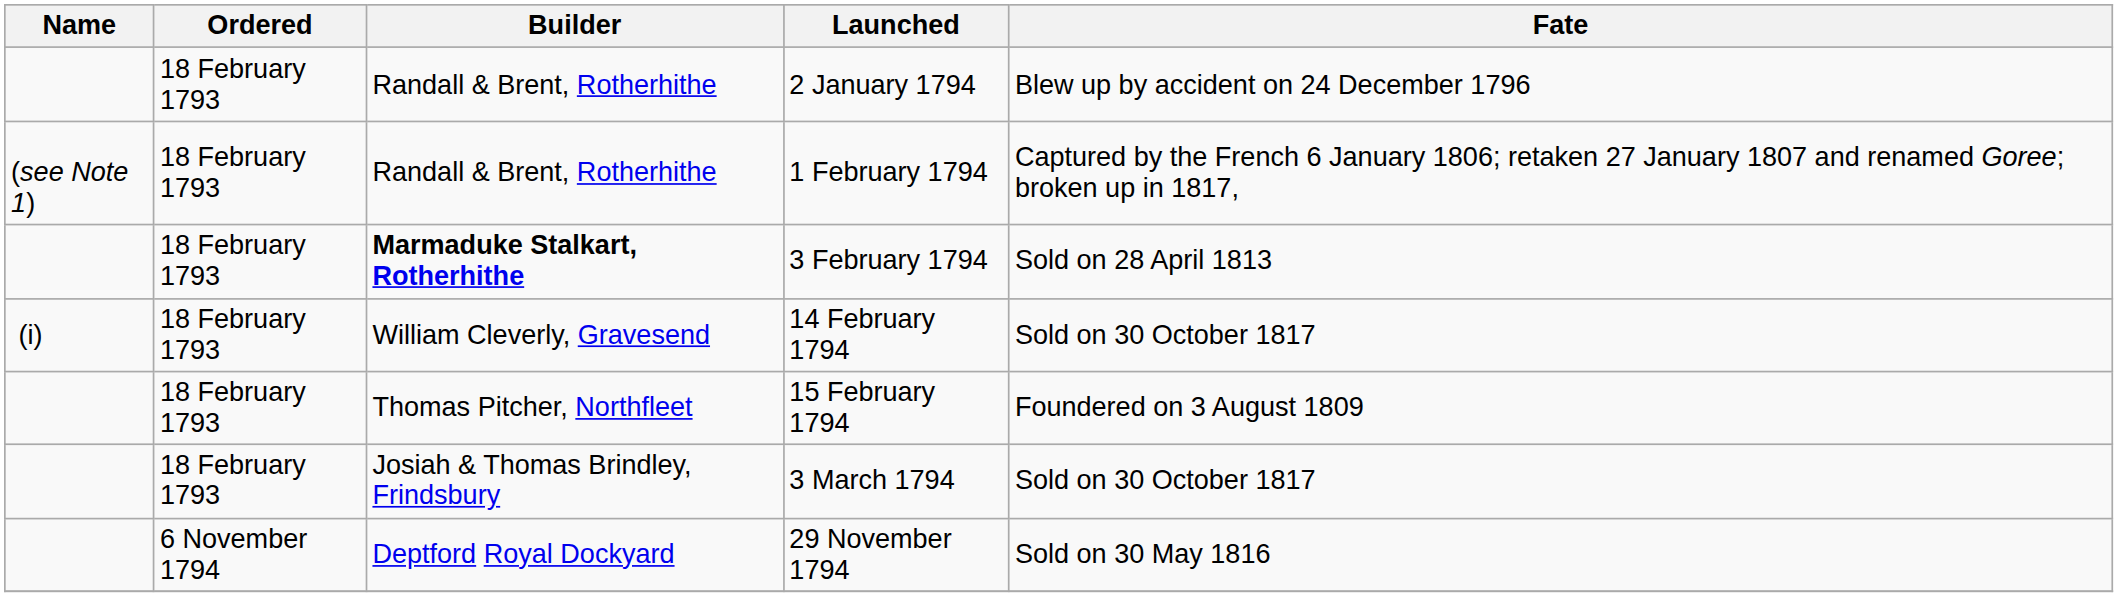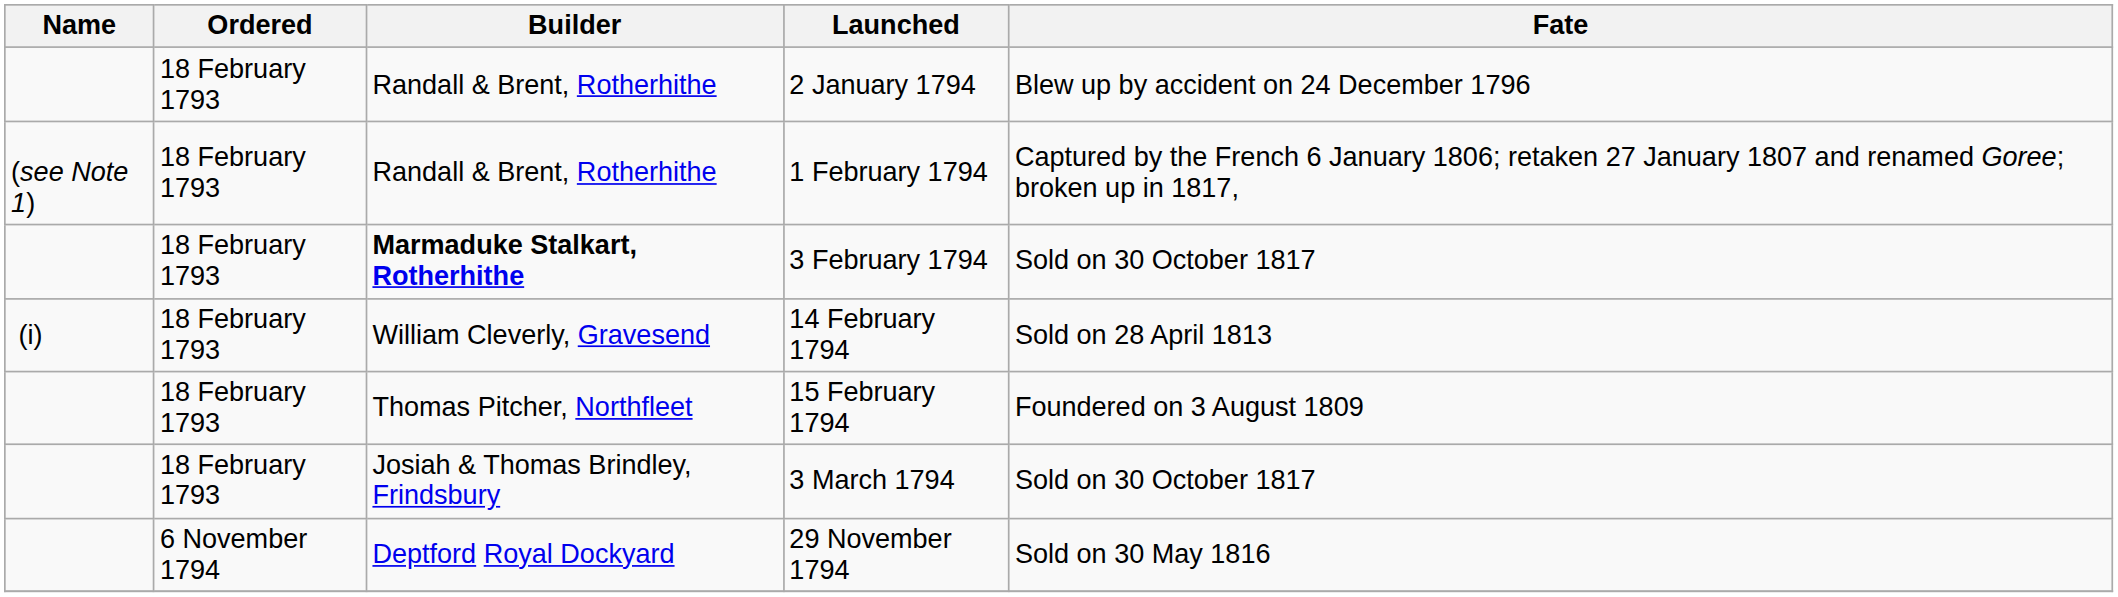(1143, 261) Sold on 28 April 1813 -> (1165, 261) Sold on 30 October 1817
(1165, 334) Sold on 30 October 1817 -> (1143, 334) Sold on 28 April 1813
